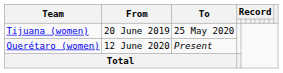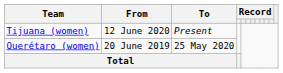(137, 31) 20 June 2019 -> (137, 31) 12 June 2020
(204, 31) 25 May 2020 -> (193, 31) Present
(137, 46) 12 June 2020 -> (137, 46) 20 June 2019
(193, 46) Present -> (204, 46) 25 May 2020
